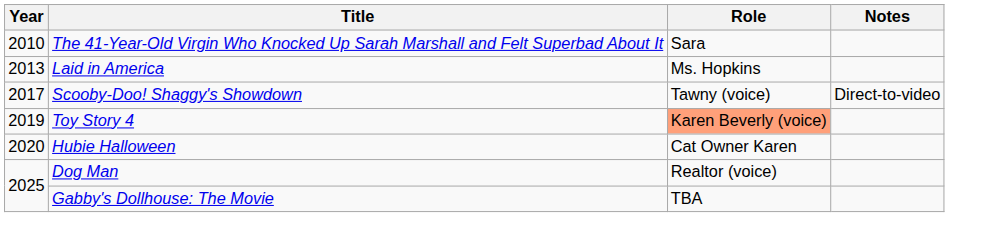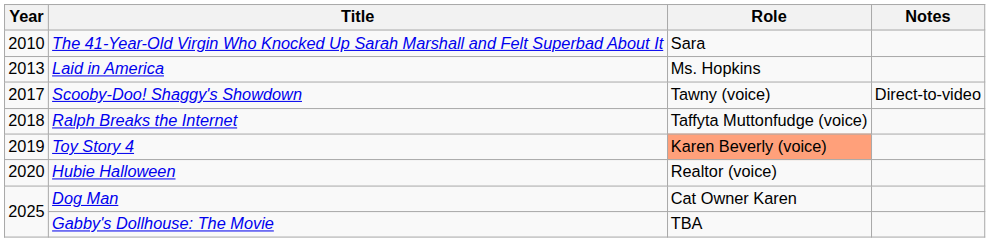+ row: (145, 120)
(734, 146) Cat Owner Karen -> (724, 172) Realtor (voice)
(724, 172) Realtor (voice) -> (734, 198) Cat Owner Karen
